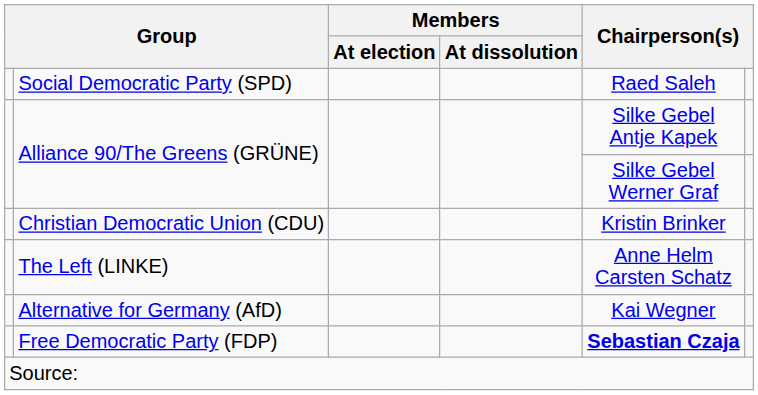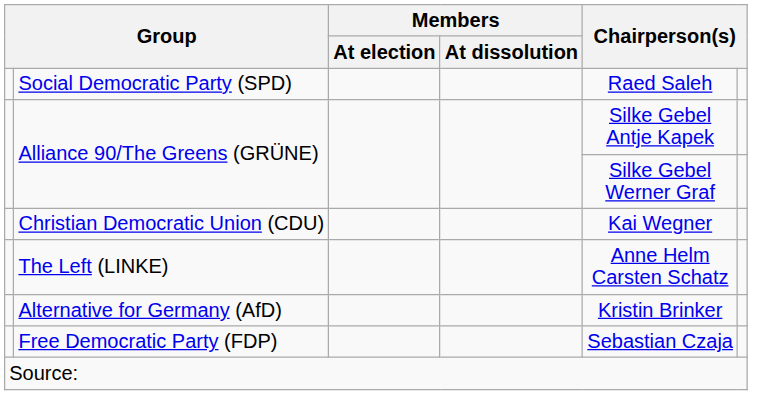(663, 223) Kristin Brinker -> (660, 223) Kai Wegner
(663, 309) Kai Wegner -> (660, 309) Kristin Brinker
(663, 341) bold -> (660, 341) normal
